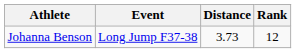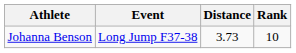(272, 36) 12 -> (272, 36) 10
